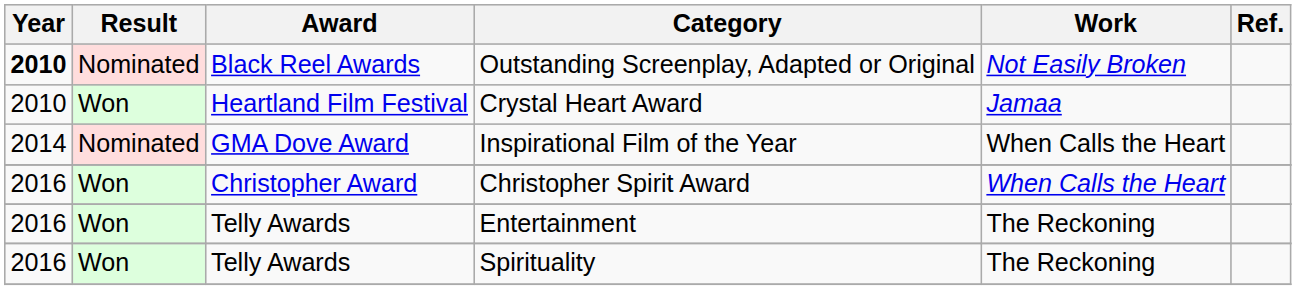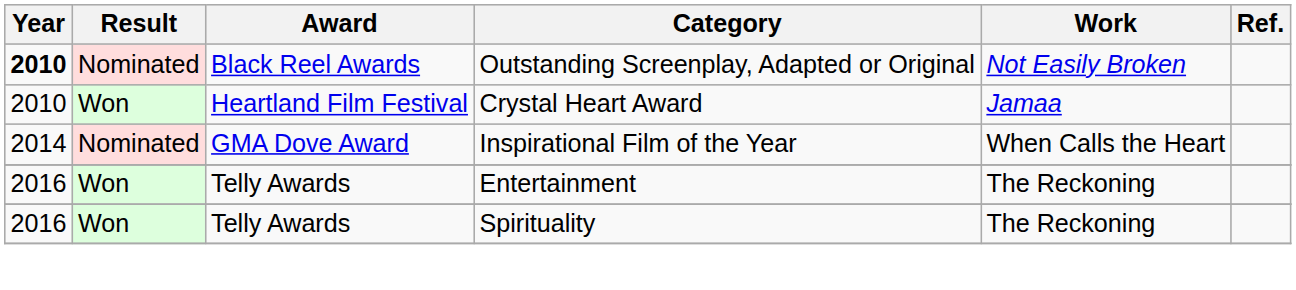- row: (615, 183)
